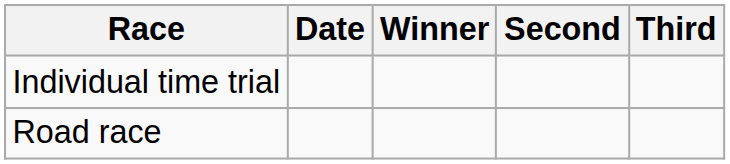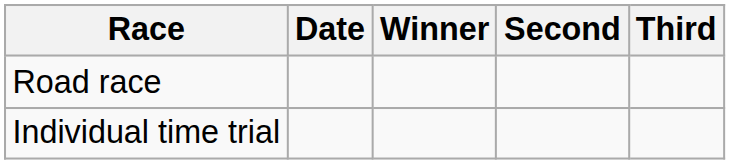rows swapped: (87, 132) <-> (146, 81)
